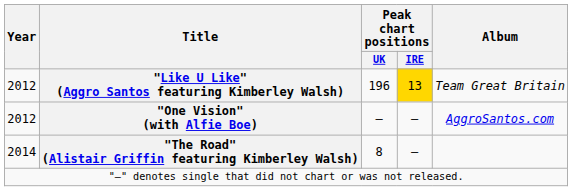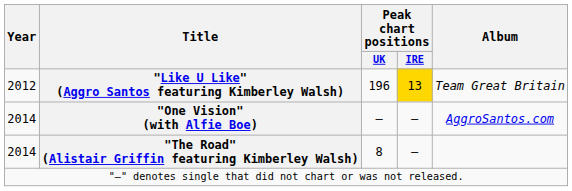(22, 118) 2012 -> (22, 118) 2014
